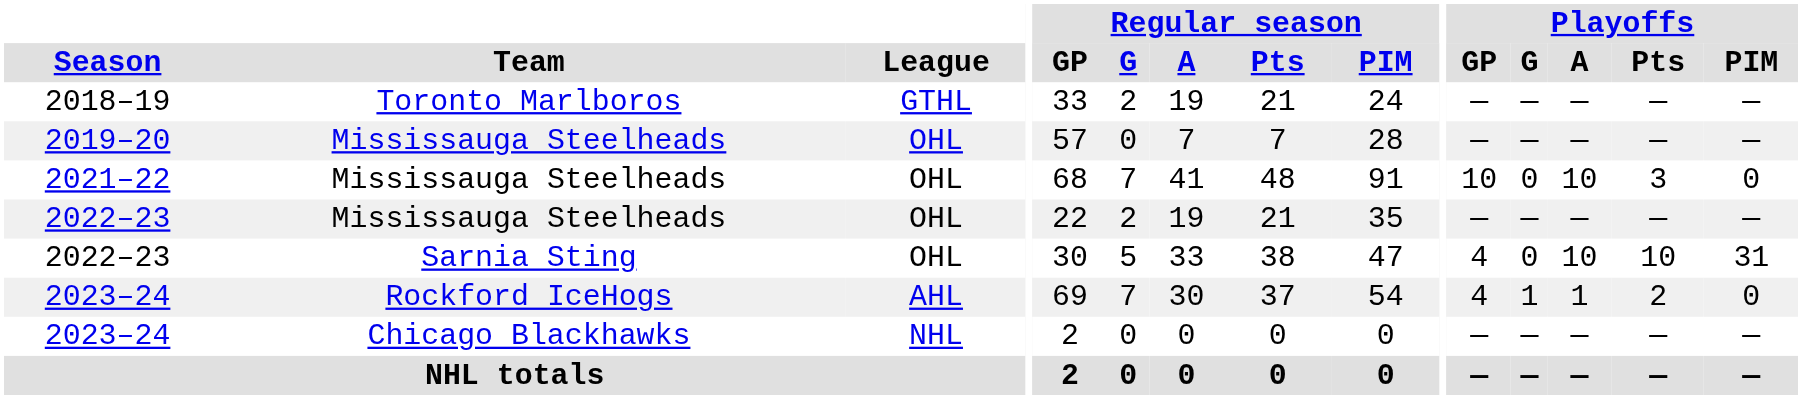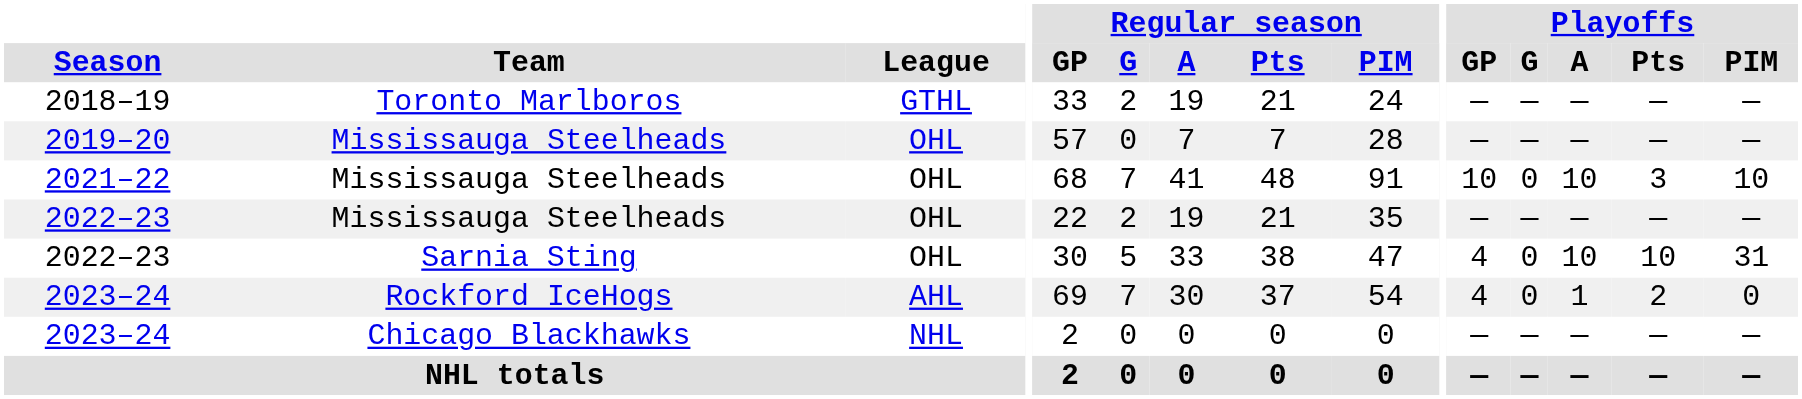(1751, 180) 0 -> (1751, 180) 10
(1529, 297) 1 -> (1529, 297) 0
